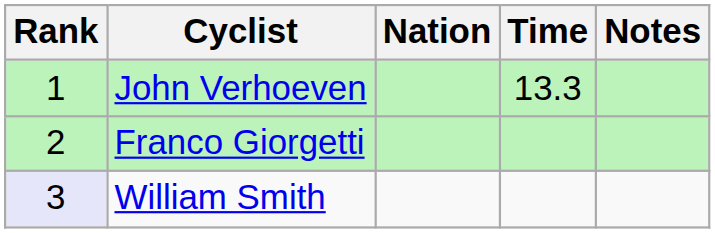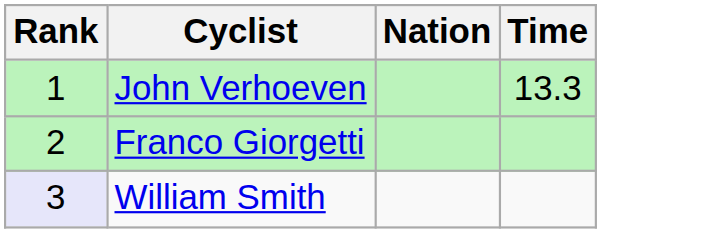- column: (653, 32)
